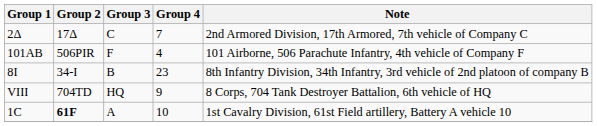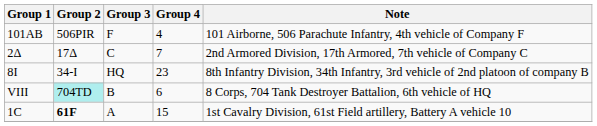rows swapped: (25, 53) <-> (14, 33)
(111, 72) B -> (115, 72) HQ
(74, 92) no background -> (74, 92) paleturquoise background
(115, 92) HQ -> (111, 92) B
(159, 92) 9 -> (159, 92) 6
(162, 111) 10 -> (162, 111) 15
